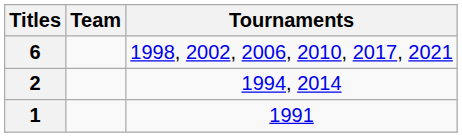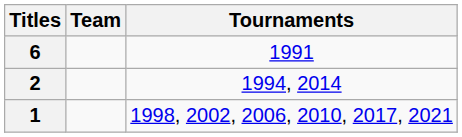(292, 52) 1998, 2002, 2006, 2010, 2017, 2021 -> (292, 52) 1991
(292, 115) 1991 -> (292, 115) 1998, 2002, 2006, 2010, 2017, 2021
